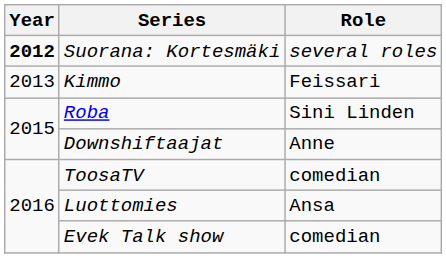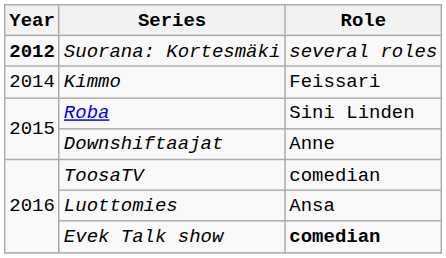(32, 82) 2013 -> (32, 82) 2014
(335, 237) normal -> (335, 237) bold
